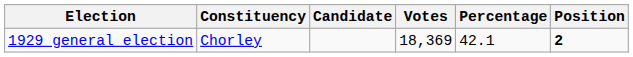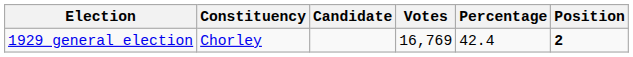(426, 40) 18,369 -> (426, 40) 16,769
(477, 40) 42.1 -> (477, 40) 42.4
